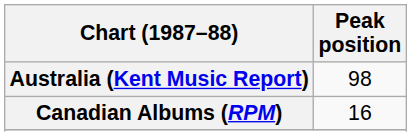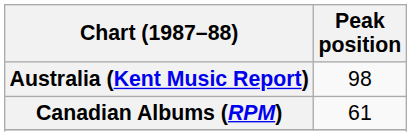(360, 112) 16 -> (360, 112) 61
